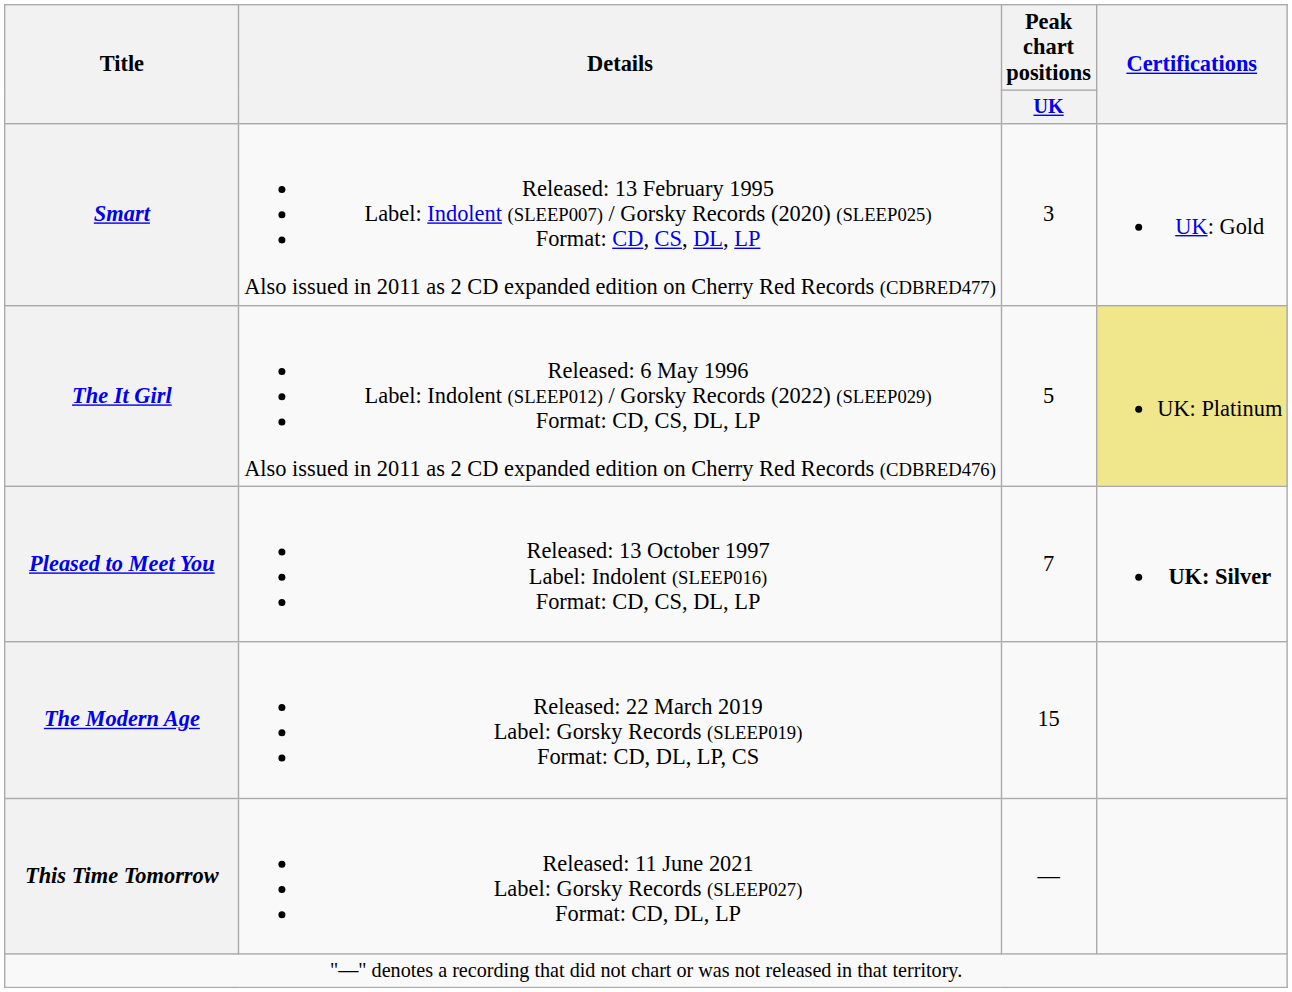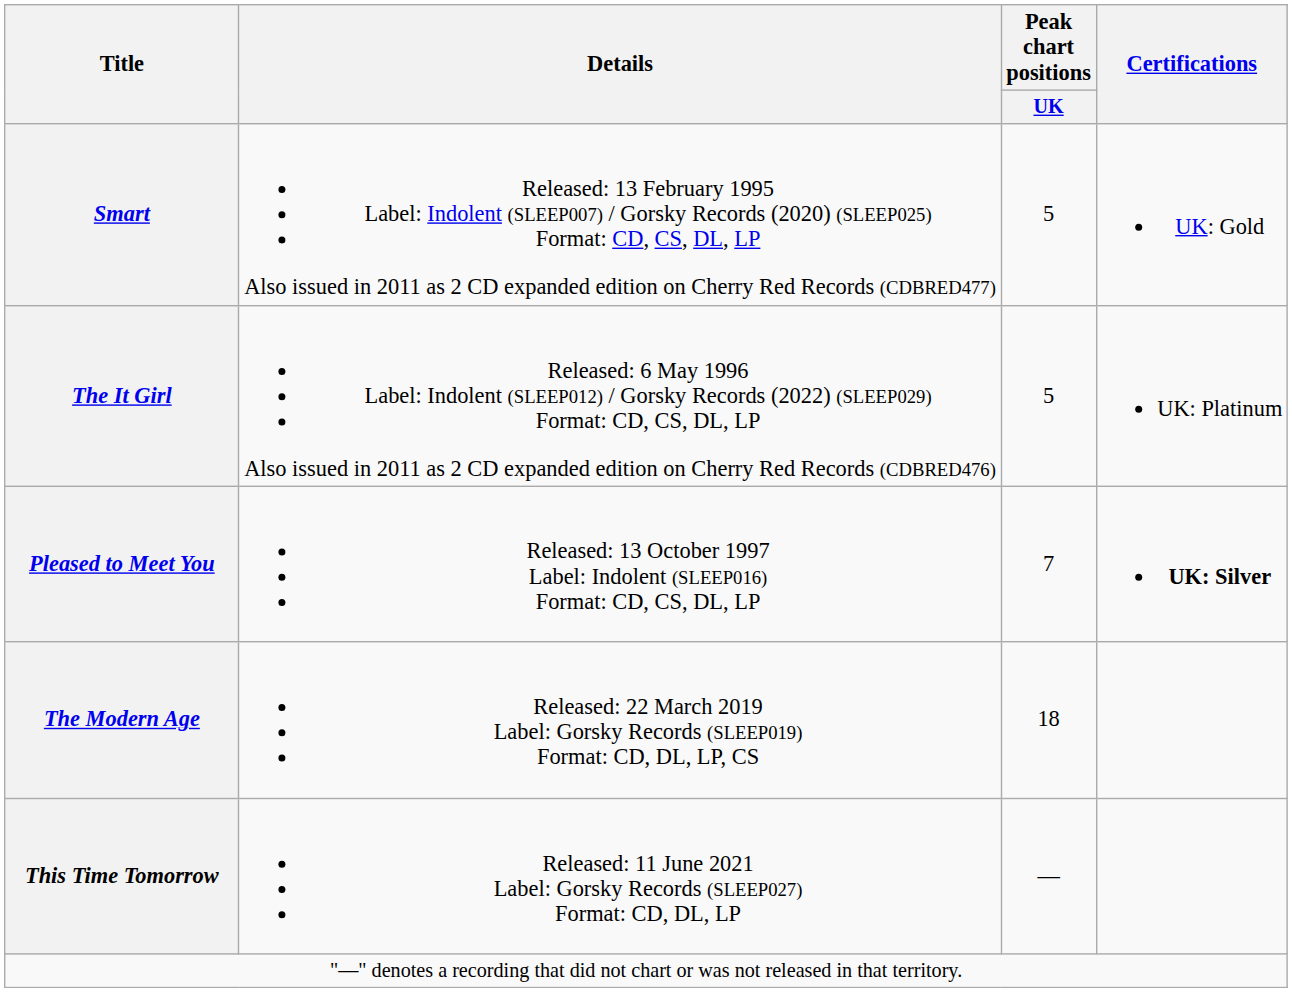(1049, 214) 3 -> (1049, 214) 5
(1192, 408) khaki background -> (1192, 408) no background
(1049, 719) 15 -> (1049, 719) 18
